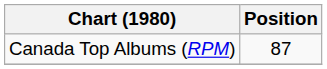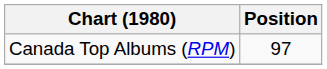(281, 49) 87 -> (281, 49) 97
